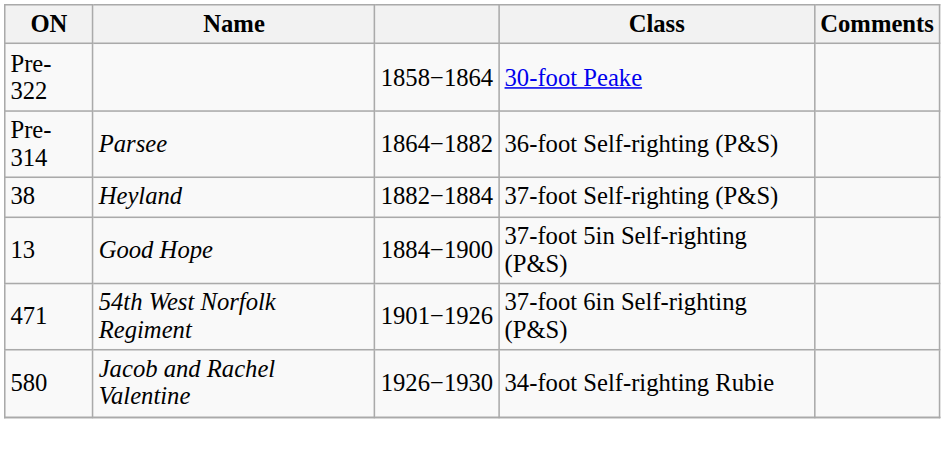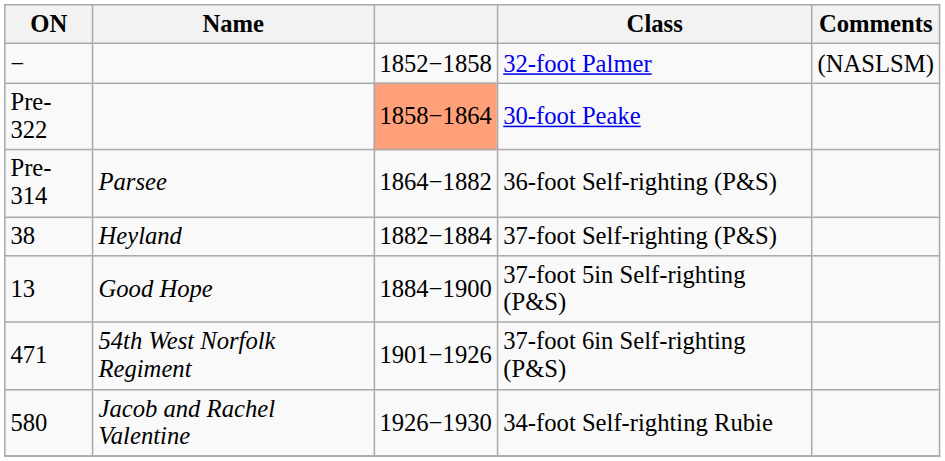+ row: (577, 63)
(437, 76) no background -> (436, 116) lightsalmon background
